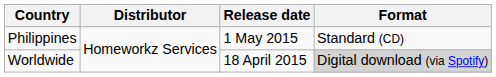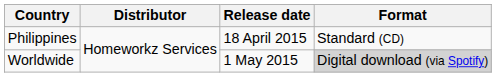(261, 38) 1 May 2015 -> (265, 38) 18 April 2015
(265, 60) 18 April 2015 -> (261, 60) 1 May 2015
